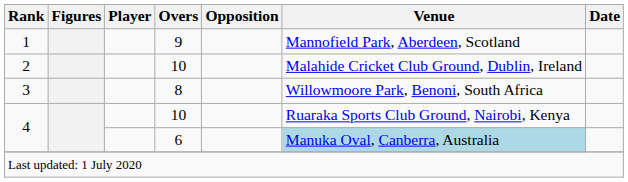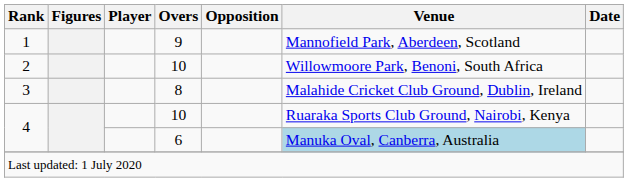(434, 66) Malahide Cricket Club Ground, Dublin, Ireland -> (414, 66) Willowmoore Park, Benoni, South Africa
(414, 90) Willowmoore Park, Benoni, South Africa -> (434, 90) Malahide Cricket Club Ground, Dublin, Ireland
